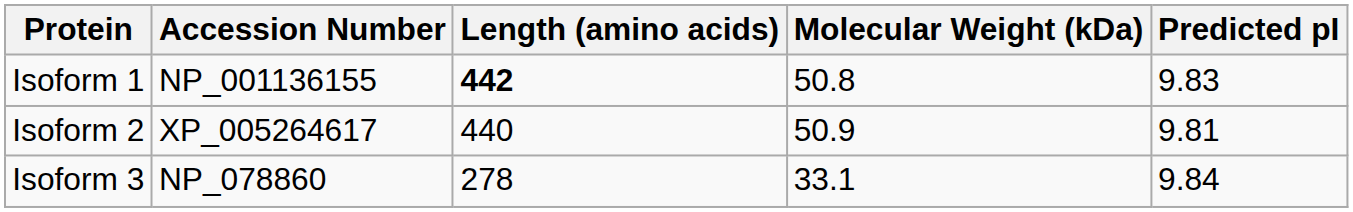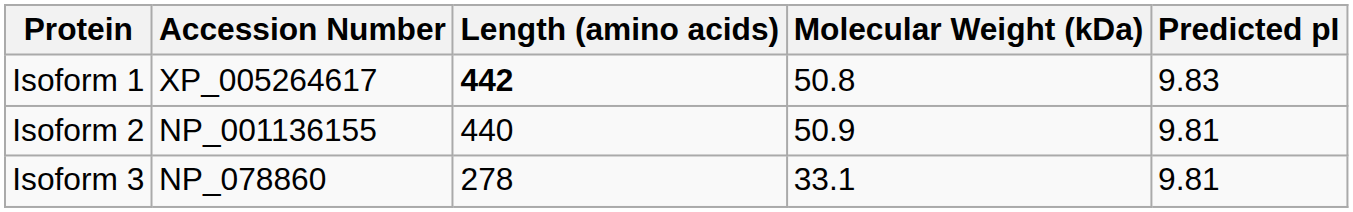(268, 79) NP_001136155 -> (268, 79) XP_005264617
(268, 130) XP_005264617 -> (268, 130) NP_001136155
(1189, 180) 9.84 -> (1189, 180) 9.81
